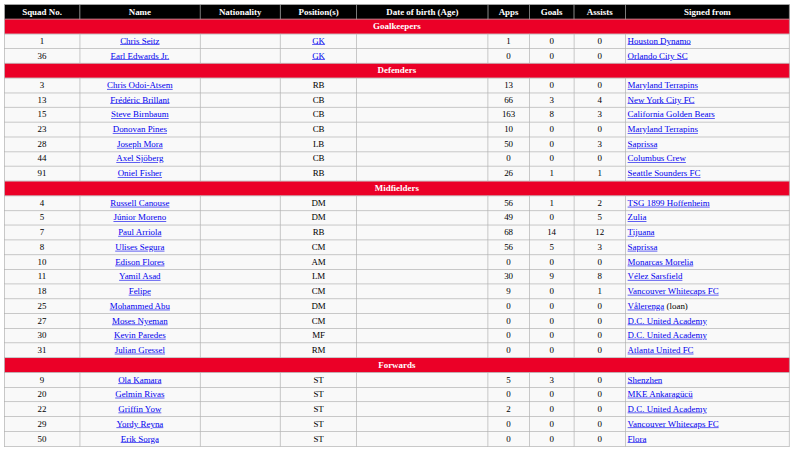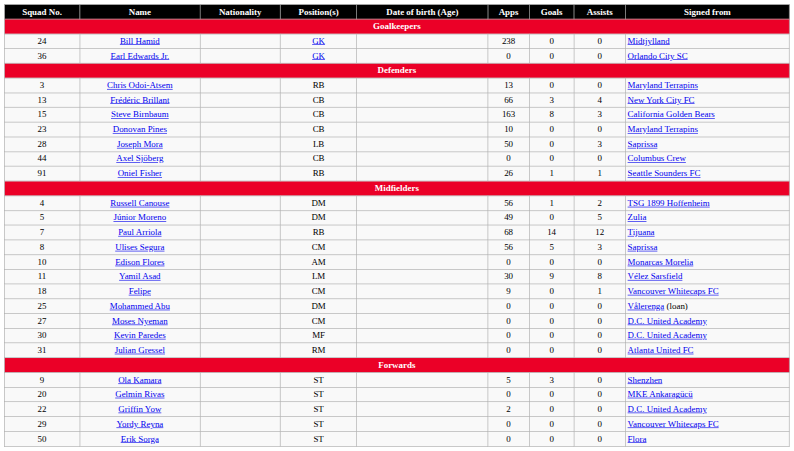- row: (140, 41)
+ row: (140, 41)
